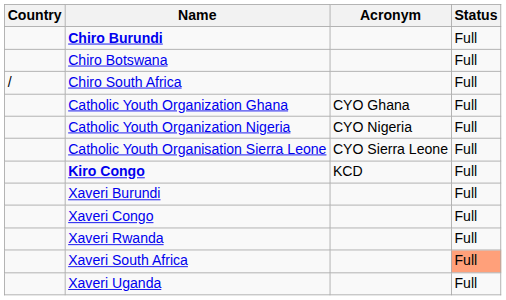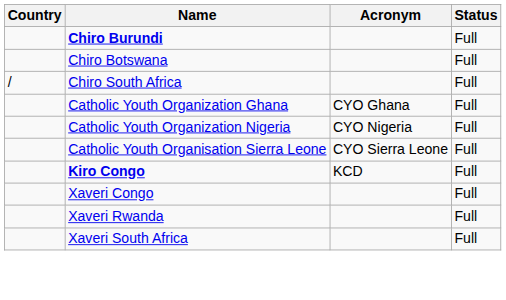- row: (114, 194)
(466, 261) lightsalmon background -> (466, 238) no background
- row: (115, 283)
